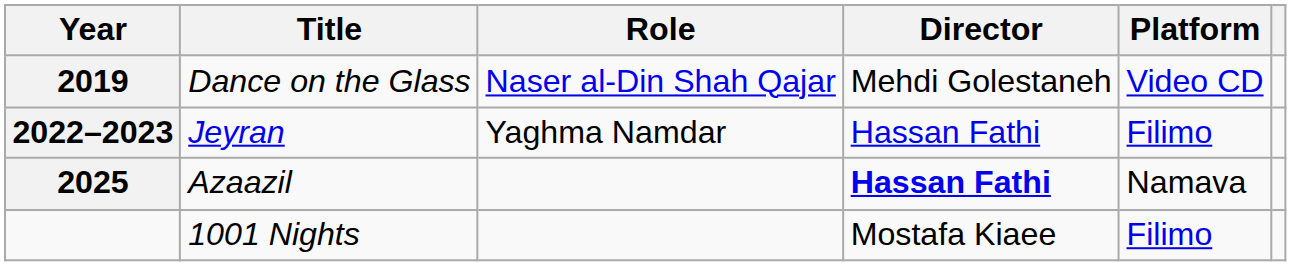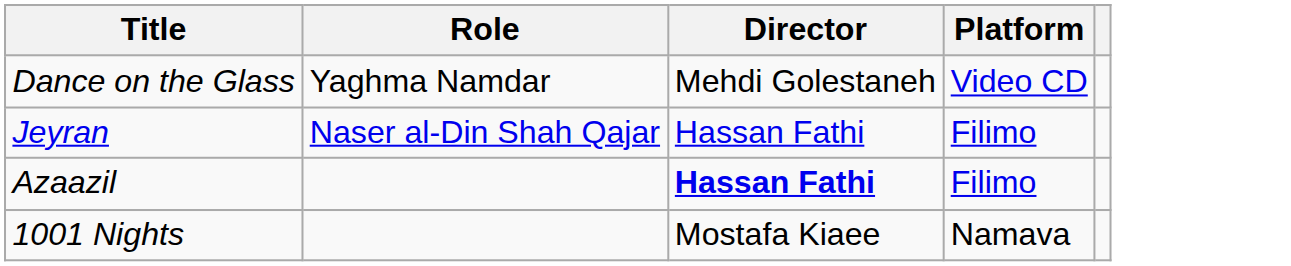- column: (93, 30)
(661, 81) Naser al-Din Shah Qajar -> (430, 81) Yaghma Namdar
(606, 132) Yaghma Namdar -> (485, 132) Naser al-Din Shah Qajar
(1186, 183) Namava -> (994, 183) Filimo
(1169, 234) Filimo -> (1011, 234) Namava
